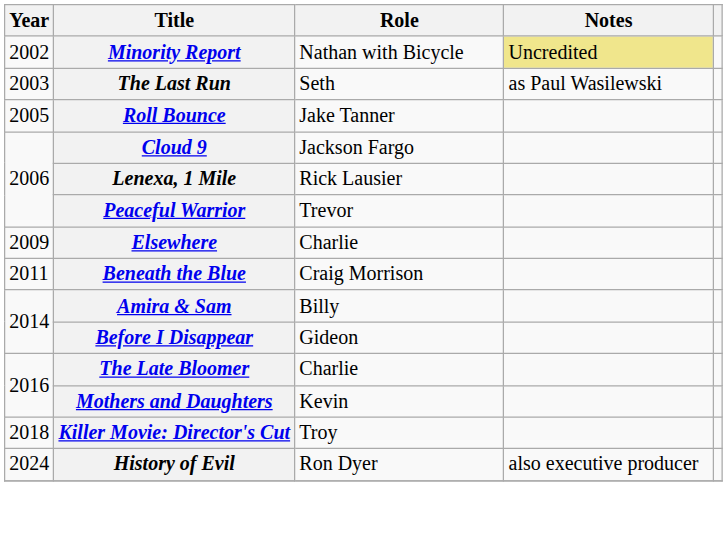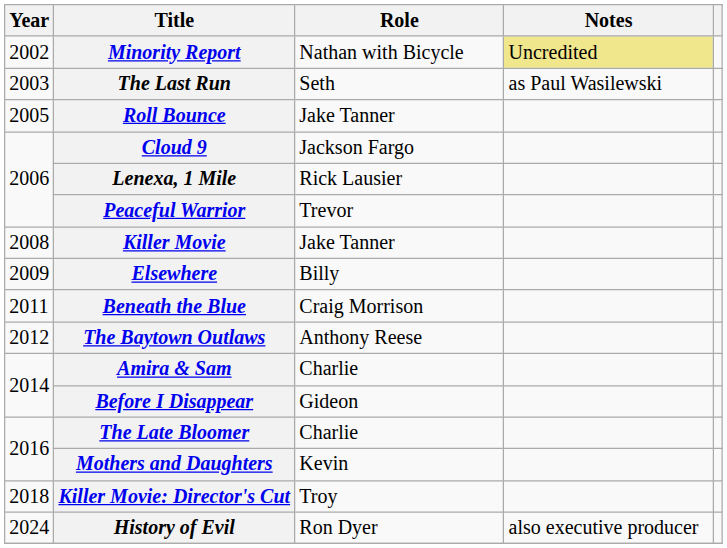+ row: (174, 242)
(329, 242) Charlie -> (319, 274) Billy
+ row: (174, 337)
(319, 305) Billy -> (329, 369) Charlie
